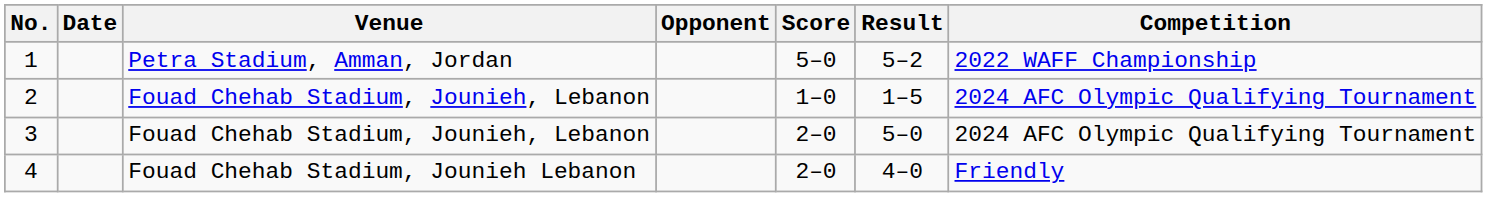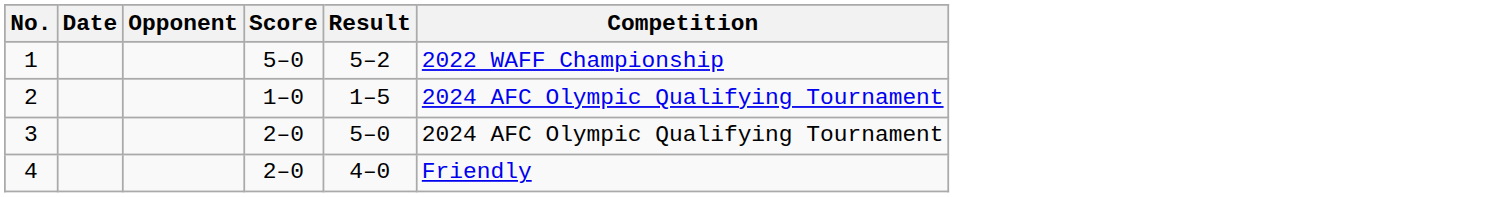- column: (389, 24)
